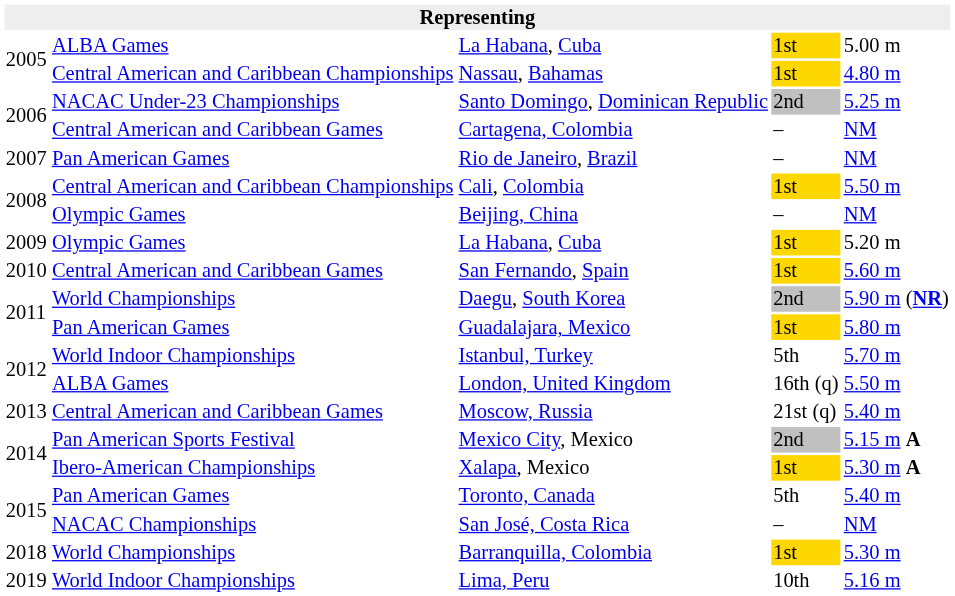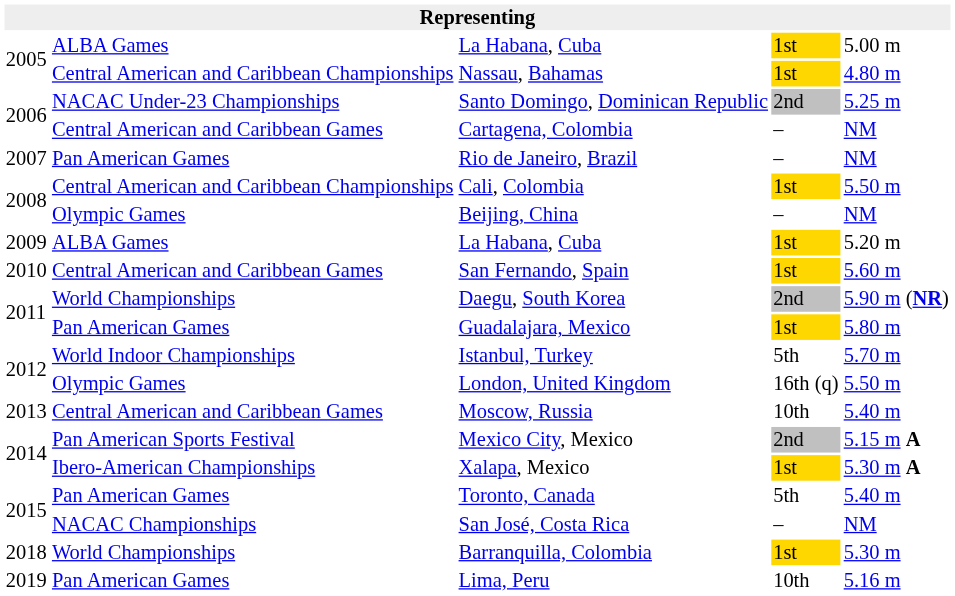(119, 242) Olympic Games -> (110, 242) ALBA Games
(110, 383) ALBA Games -> (119, 383) Olympic Games
(805, 411) 21st (q) -> (791, 411) 10th
(173, 580) World Indoor Championships -> (141, 580) Pan American Games
